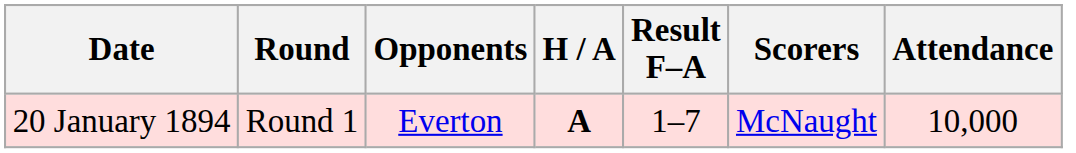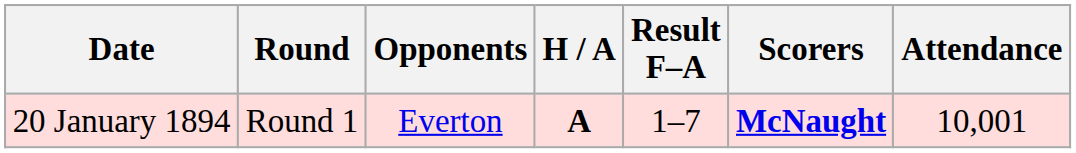(806, 119) normal -> (811, 119) bold
(973, 119) 10,000 -> (982, 119) 10,001
